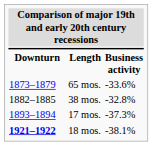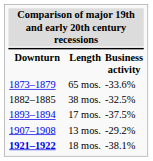(120, 100) -32.8% -> (120, 100) -32.5%
(120, 115) -37.3% -> (120, 115) -37.5%
+ row: (85, 130)
